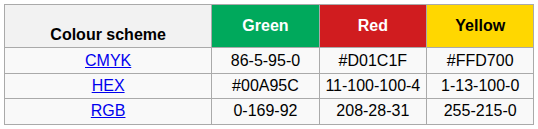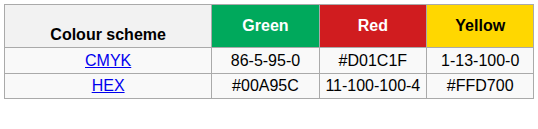(480, 60) #FFD700 -> (480, 60) 1-13-100-0
(480, 85) 1-13-100-0 -> (480, 85) #FFD700
- row: (108, 111)
